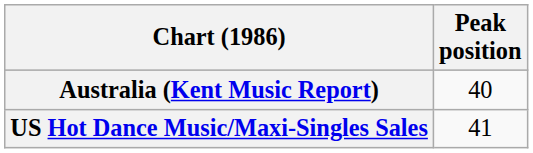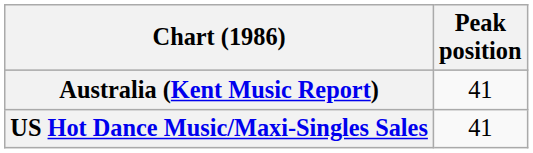(480, 89) 40 -> (480, 89) 41
